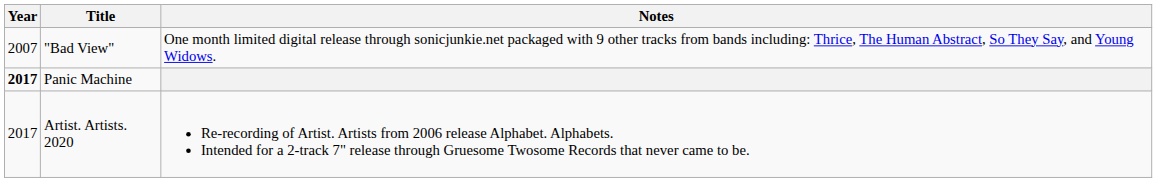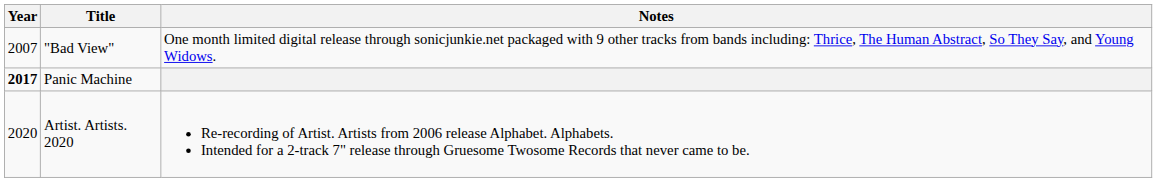(23, 134) 2017 -> (23, 134) 2020
